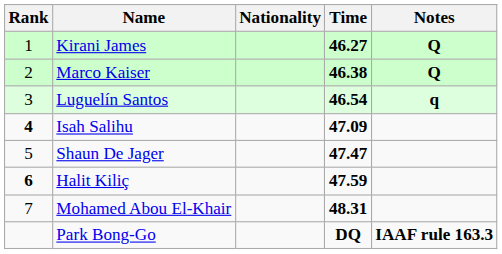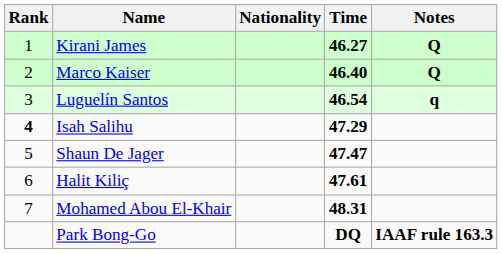(348, 72) 46.38 -> (348, 72) 46.40
(348, 126) 47.09 -> (348, 126) 47.29
(28, 180) bold -> (28, 180) normal
(348, 180) 47.59 -> (348, 180) 47.61
